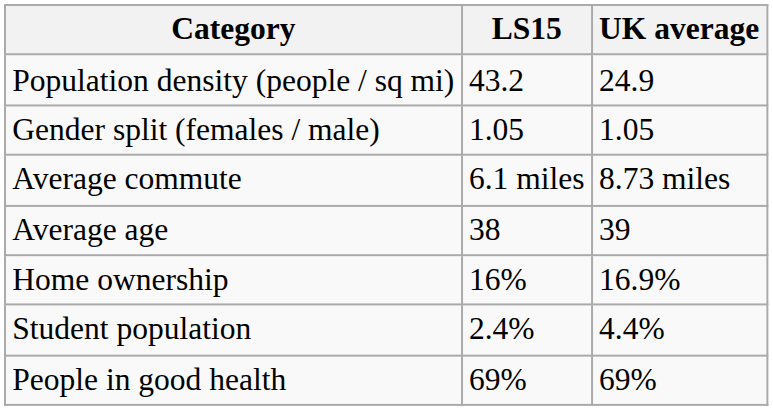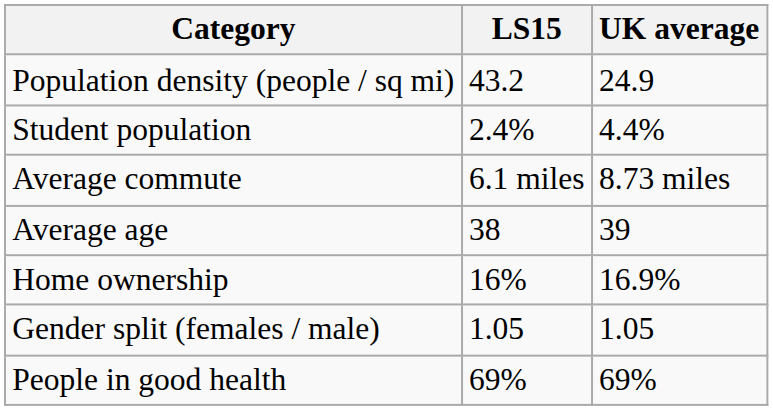rows swapped: (196, 129) <-> (132, 329)
